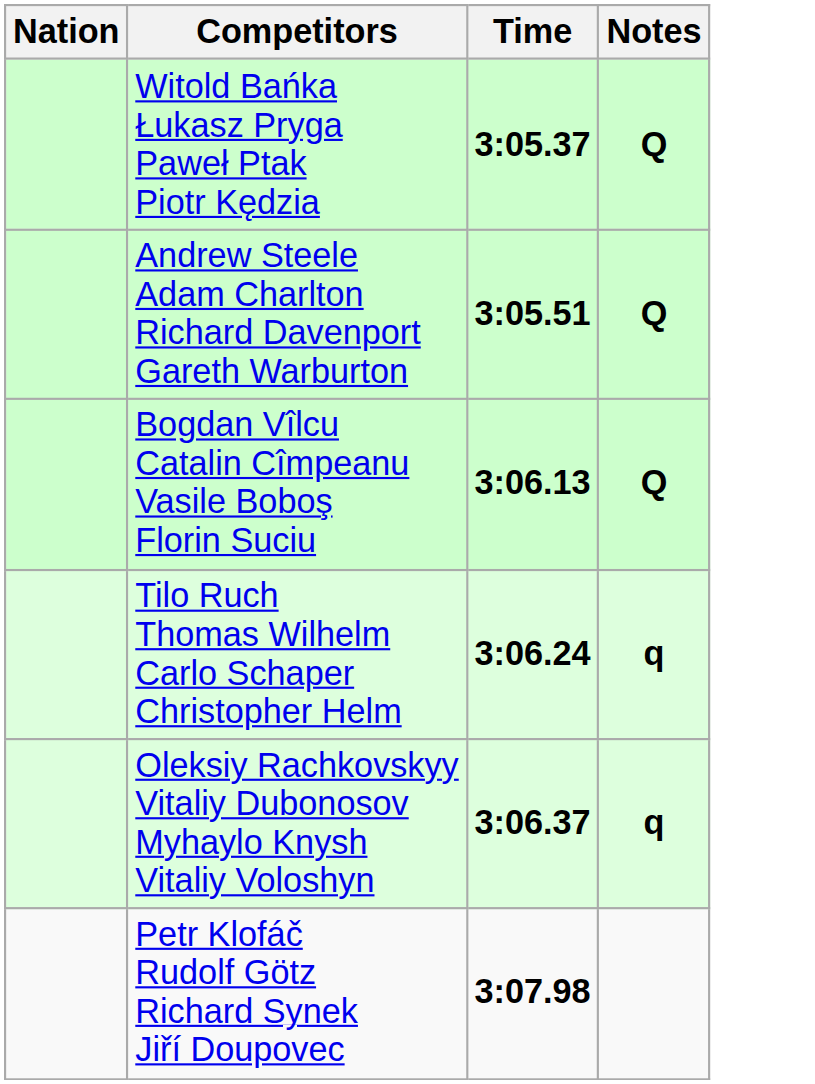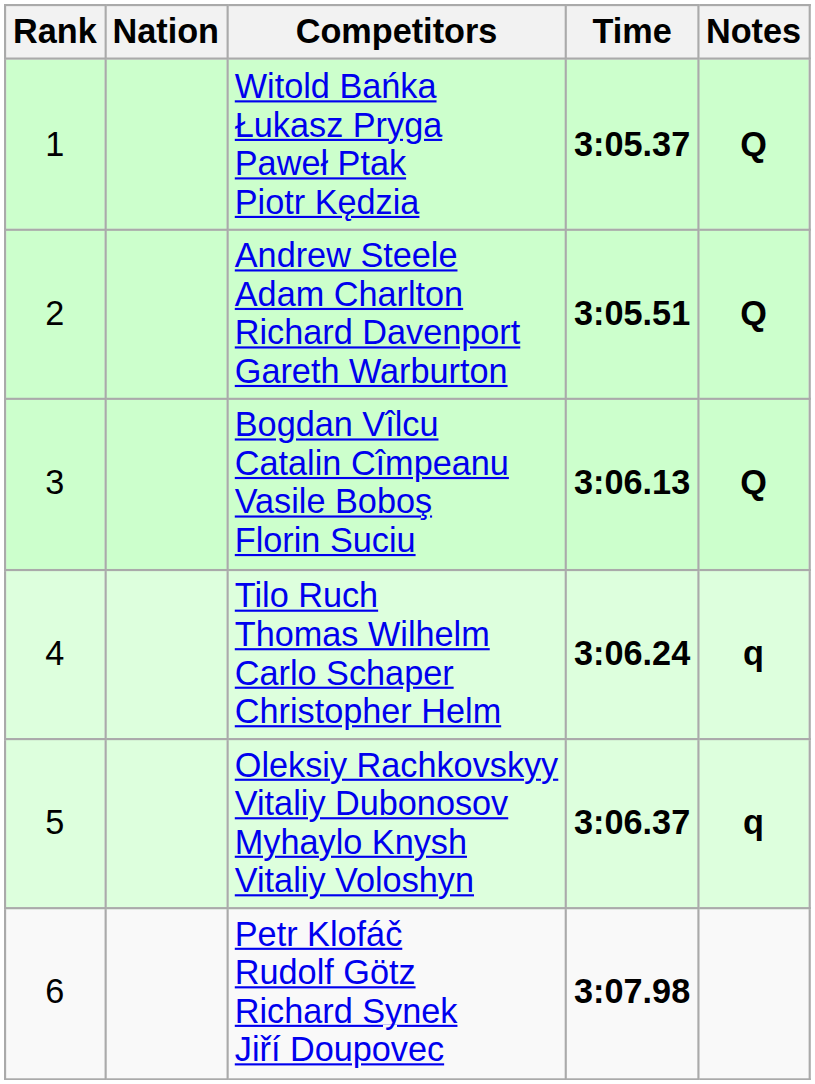+ column: (55, 31)
